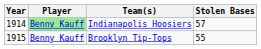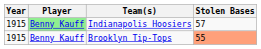(16, 24) 1914 -> (16, 24) 1915
(200, 38) no background -> (200, 38) lightsalmon background
